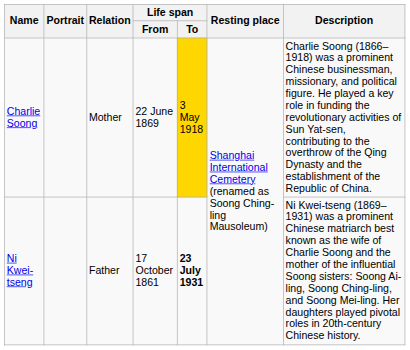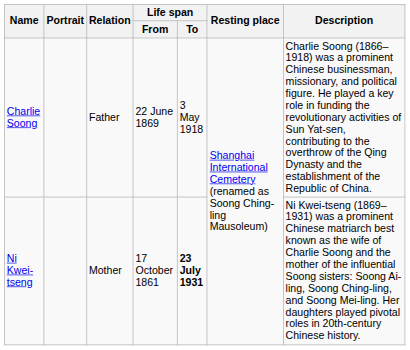(105, 117) Mother -> (104, 117) Father
(191, 117) gold background -> (191, 117) no background
(104, 271) Father -> (105, 271) Mother
